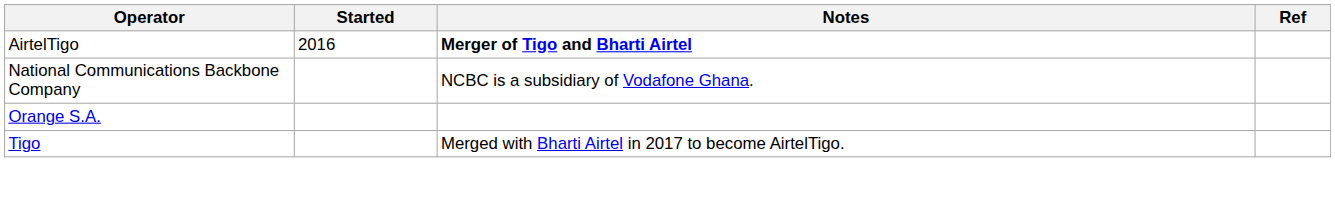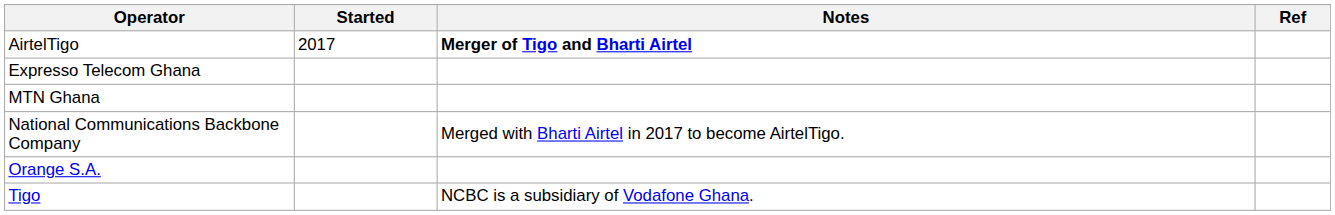(317, 44) 2016 -> (317, 44) 2017
+ row: (104, 71)
+ row: (54, 97)
(597, 80) NCBC is a subsidiary of Vodafone Ghana. -> (643, 133) Merged with Bharti Airtel in 2017 to become AirtelTigo.
(643, 143) Merged with Bharti Airtel in 2017 to become AirtelTigo. -> (597, 196) NCBC is a subsidiary of Vodafone Ghana.
